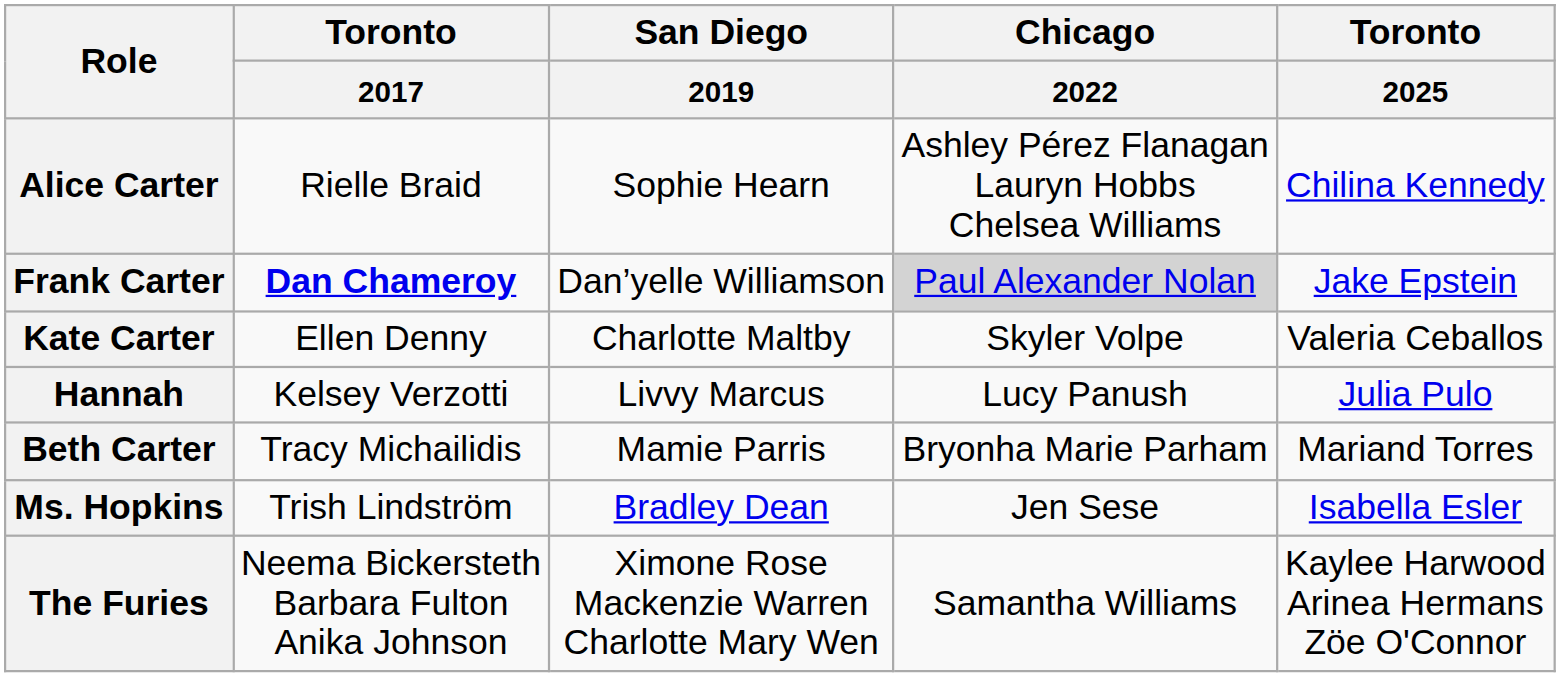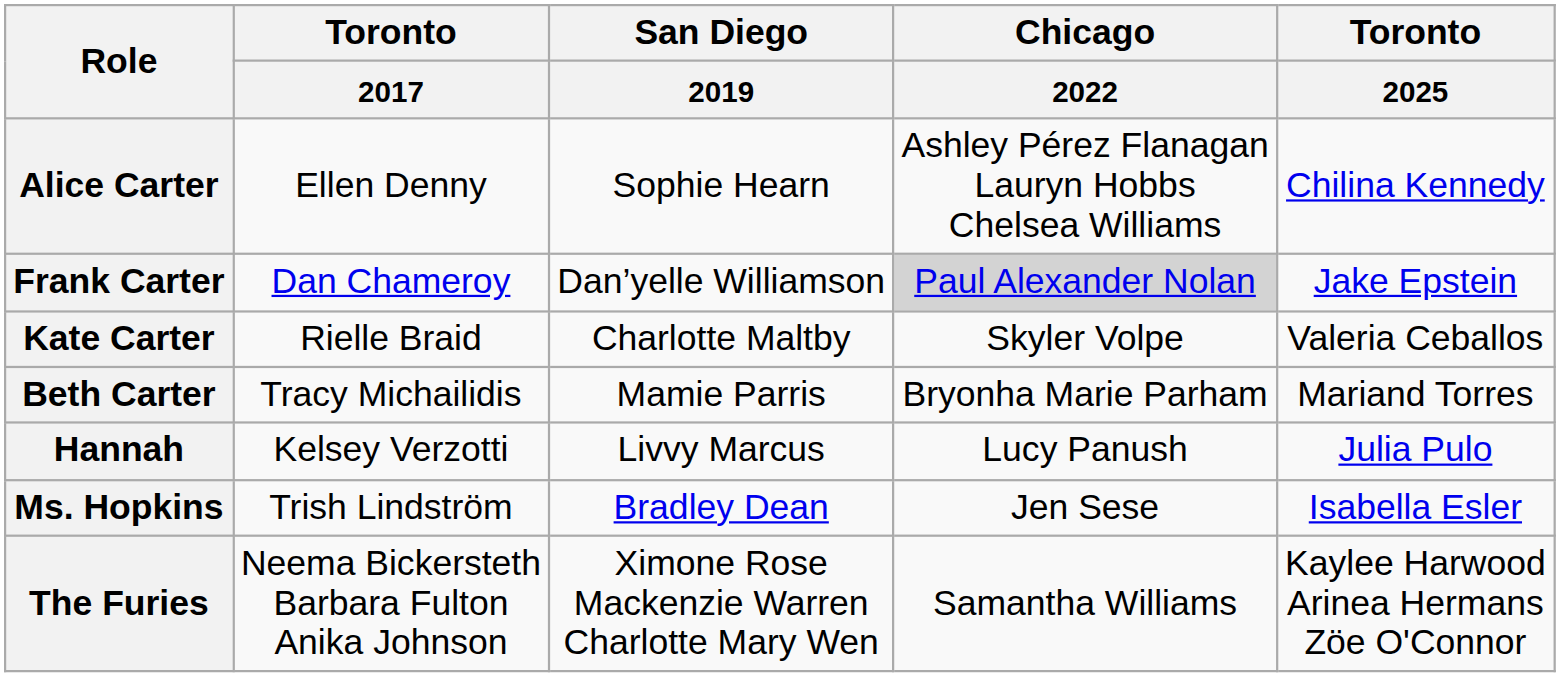(391, 185) Rielle Braid -> (391, 185) Ellen Denny
(391, 281) bold -> (391, 281) normal
(391, 337) Ellen Denny -> (391, 337) Rielle Braid
rows swapped: (119, 394) <-> (119, 450)
